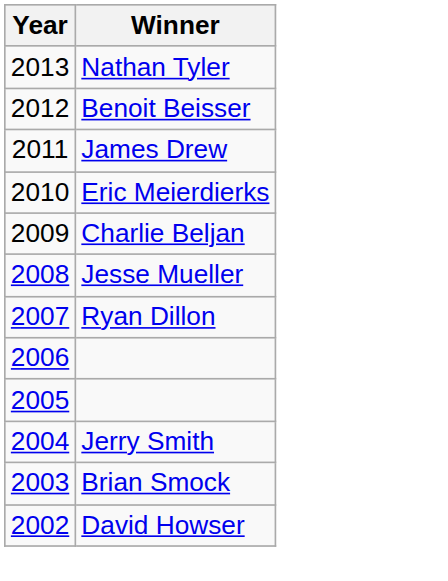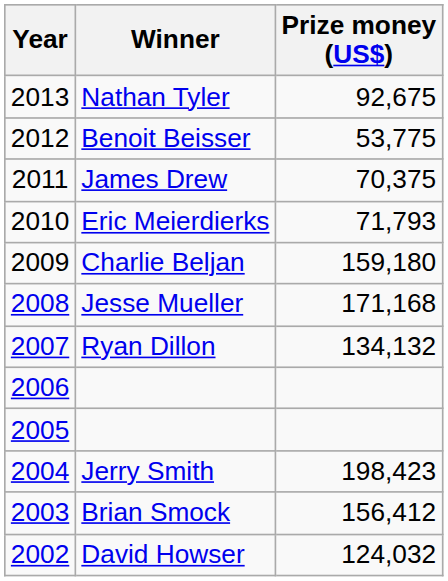+ column: (359, 40)
